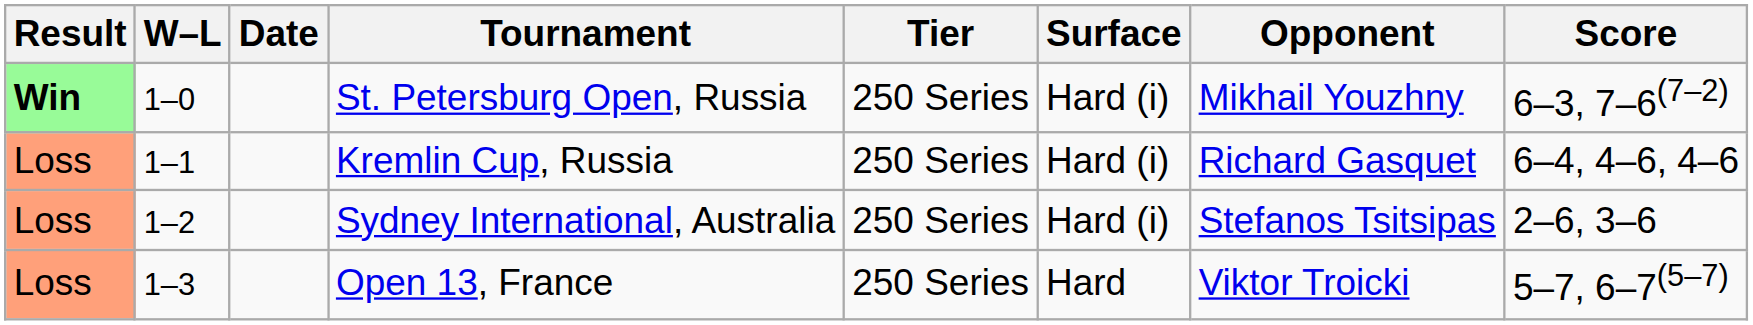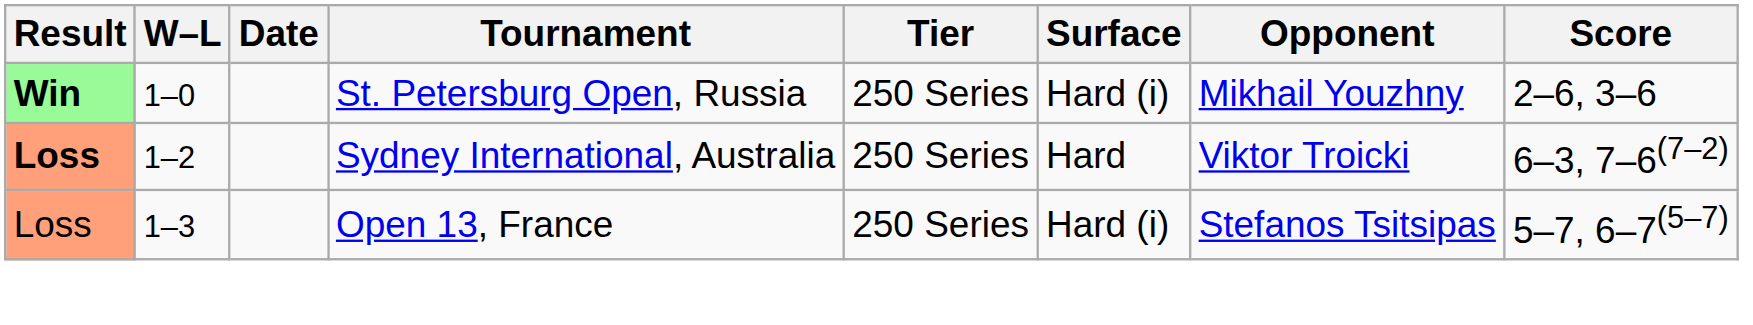(1621, 97) 6–3, 7–6(7–2) -> (1585, 92) 2–6, 3–6
- row: (504, 161)
(53, 219) normal -> (57, 156) bold
(1108, 219) Hard (i) -> (1086, 156) Hard
(1347, 219) Stefanos Tsitsipas -> (1304, 156) Viktor Troicki
(1585, 219) 2–6, 3–6 -> (1621, 156) 6–3, 7–6(7–2)
(1086, 283) Hard -> (1108, 224) Hard (i)
(1304, 283) Viktor Troicki -> (1347, 224) Stefanos Tsitsipas
